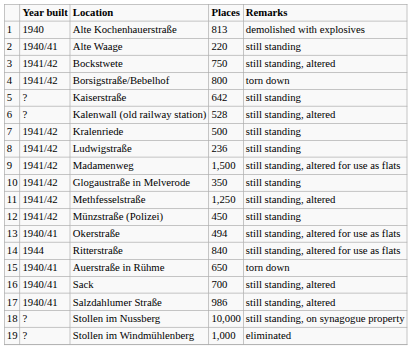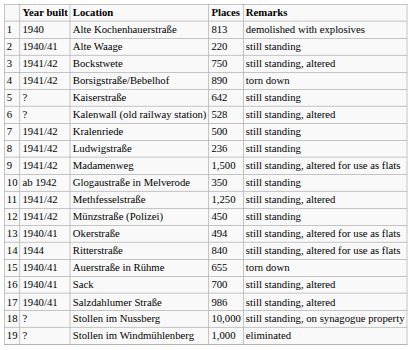(219, 81) 800 -> (219, 81) 890
(40, 183) 1941/42 -> (40, 183) ab 1942
(219, 268) 650 -> (219, 268) 655
